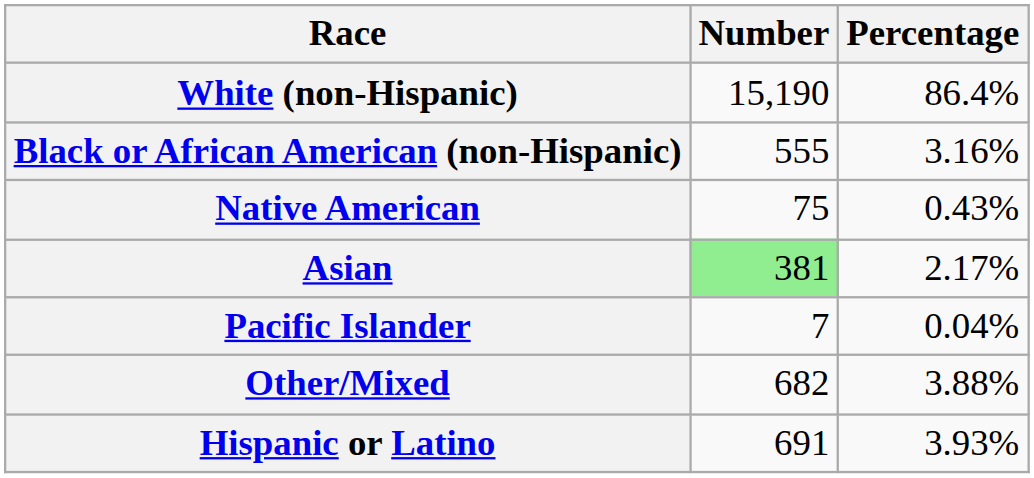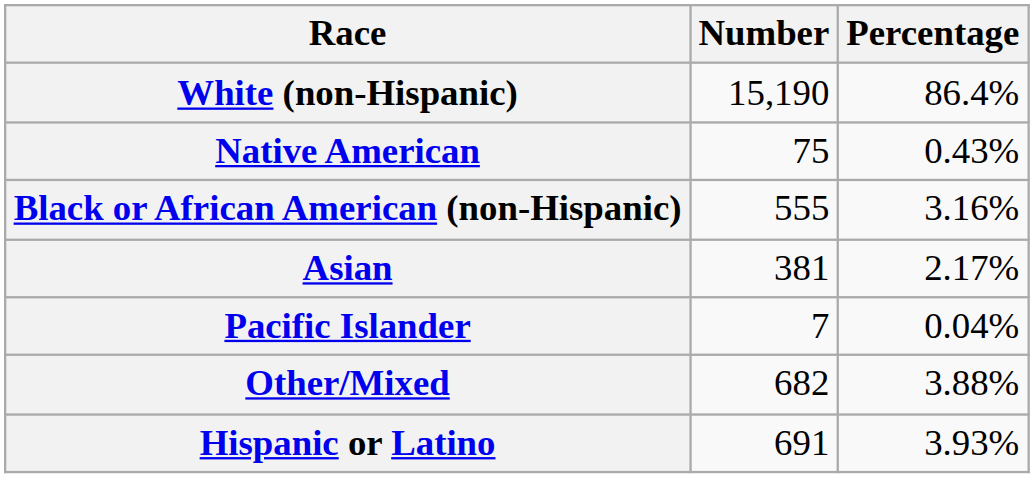rows swapped: (348, 150) <-> (348, 208)
(802, 267) lightgreen background -> (802, 267) no background
